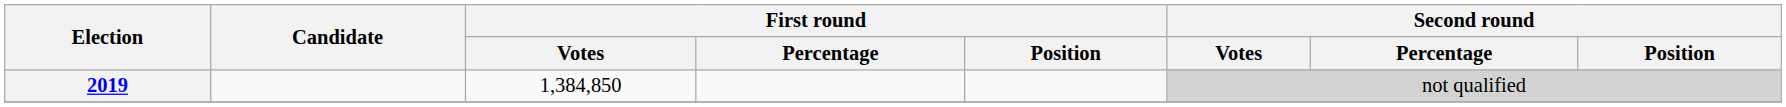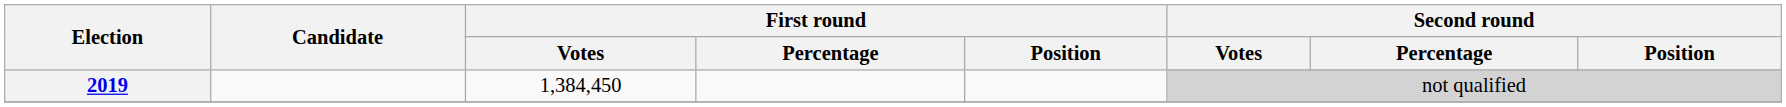(581, 85) 1,384,850 -> (581, 85) 1,384,450
